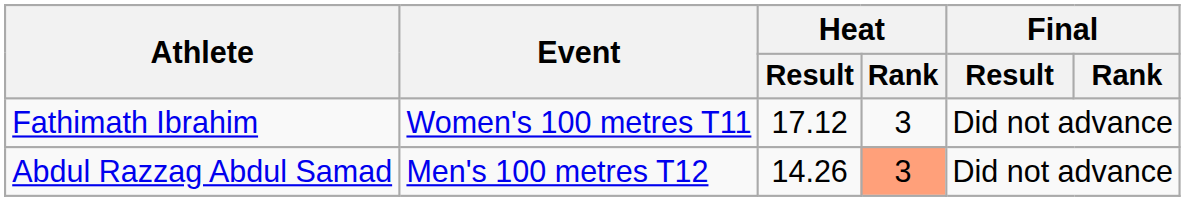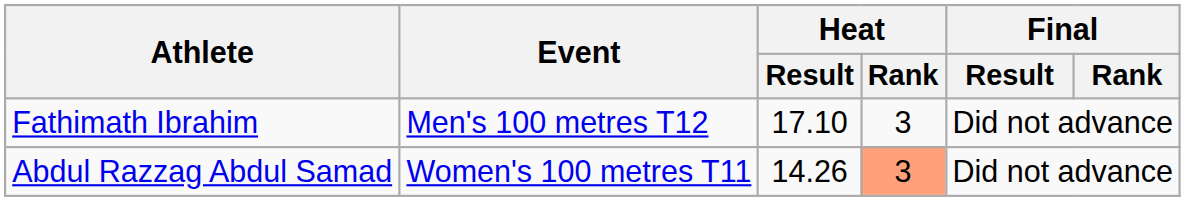(579, 123) Women's 100 metres T11 -> (557, 123) Men's 100 metres T12
(810, 123) 17.12 -> (810, 123) 17.10
(557, 172) Men's 100 metres T12 -> (579, 172) Women's 100 metres T11
